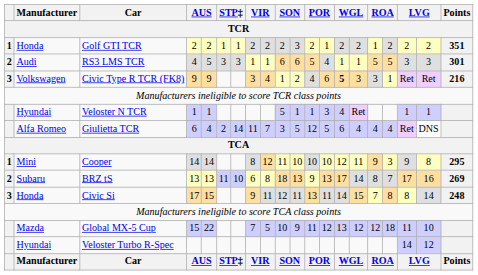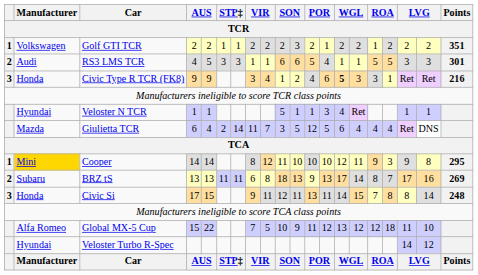(30, 45) Honda -> (41, 45) Volkswagen
(41, 78) Volkswagen -> (30, 78) Honda
(41, 128) Alfa Romeo -> (30, 128) Mazda
(26, 161) no background -> (26, 161) gold background
(238, 178) 10 -> (238, 178) 11
(30, 228) Mazda -> (41, 228) Alfa Romeo
